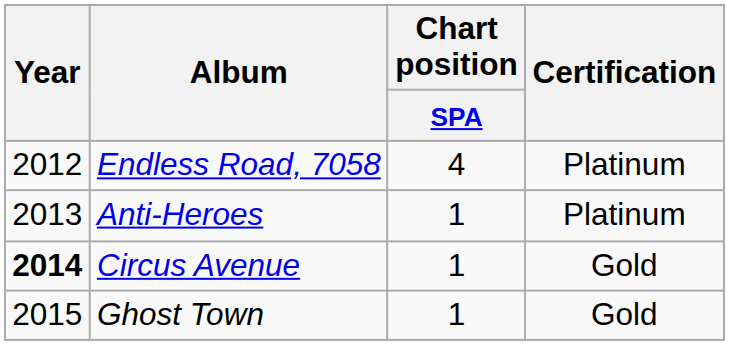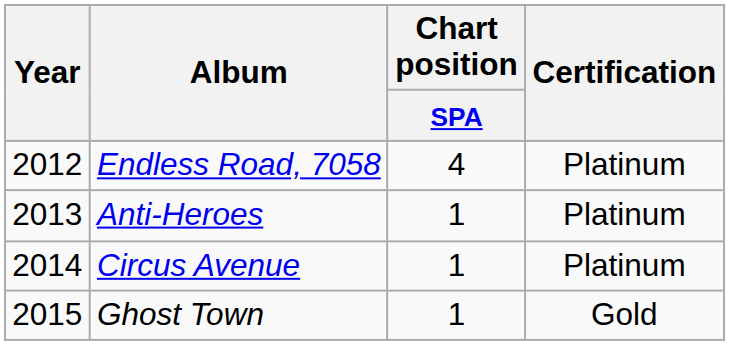(47, 264) bold -> (47, 264) normal
(624, 264) Gold -> (624, 264) Platinum
